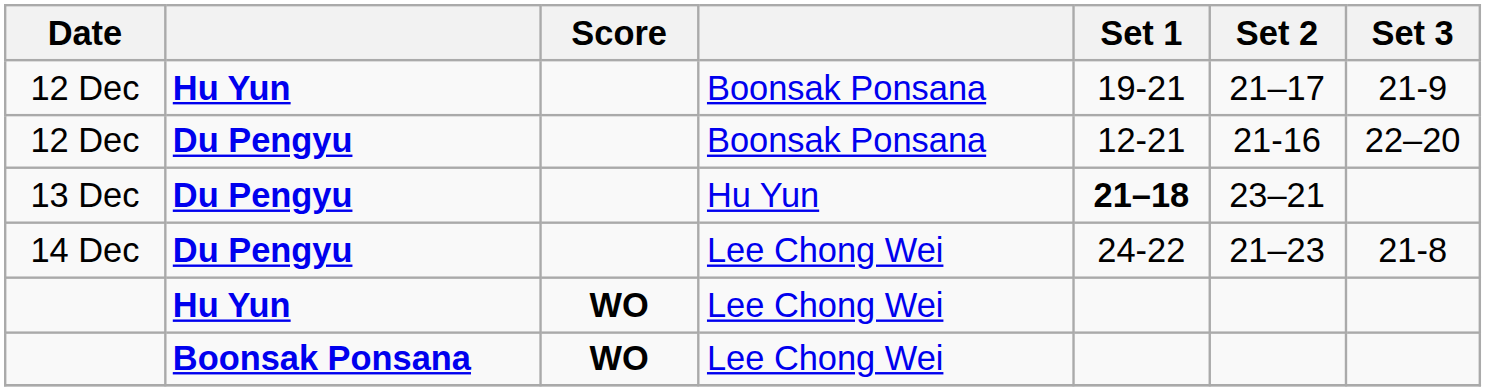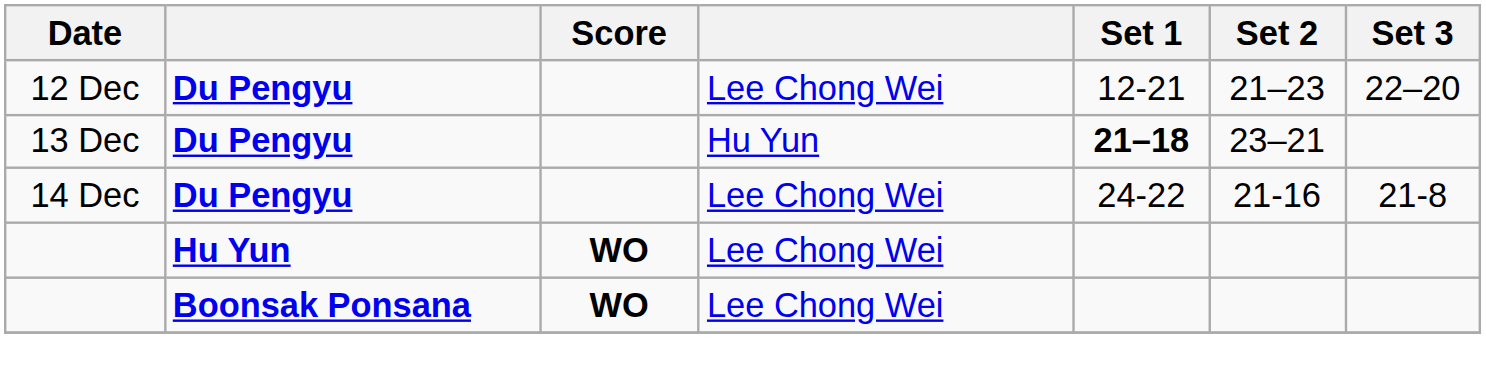- row: (85, 87)
(847, 142) Boonsak Ponsana -> (825, 87) Lee Chong Wei
(1277, 142) 21-16 -> (1277, 87) 21–23
(1277, 250) 21–23 -> (1277, 196) 21-16
